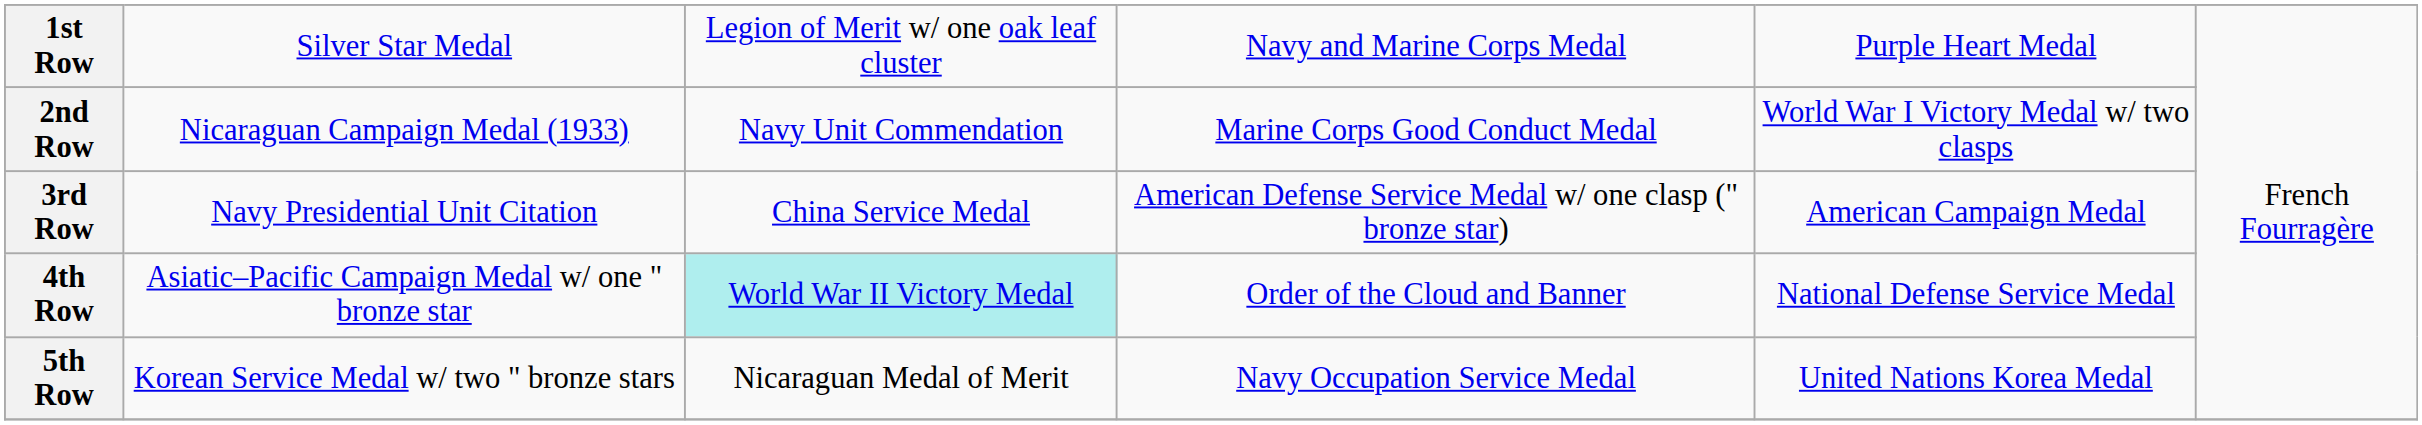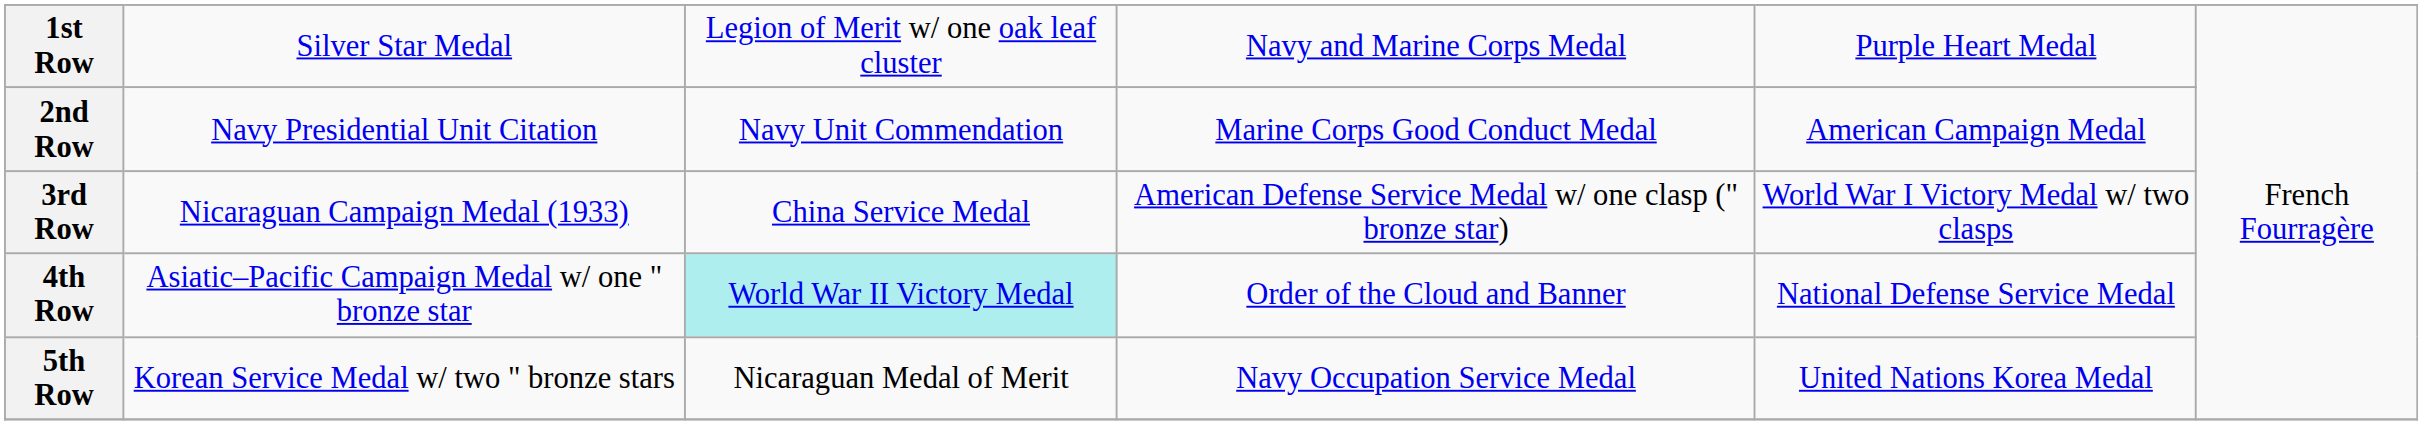(404, 128) Nicaraguan Campaign Medal (1933) -> (404, 128) Navy Presidential Unit Citation
(1976, 128) World War I Victory Medal w/ two clasps -> (1976, 128) American Campaign Medal
(404, 211) Navy Presidential Unit Citation -> (404, 211) Nicaraguan Campaign Medal (1933)
(1976, 211) American Campaign Medal -> (1976, 211) World War I Victory Medal w/ two clasps
